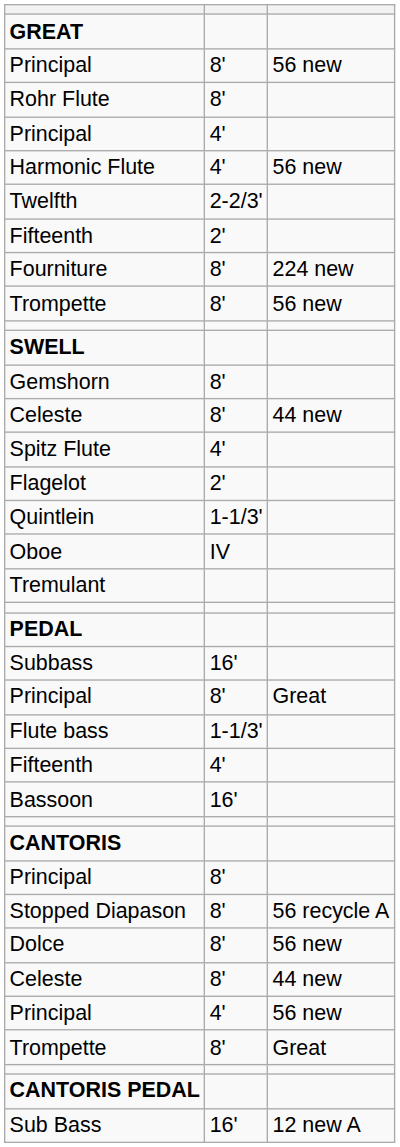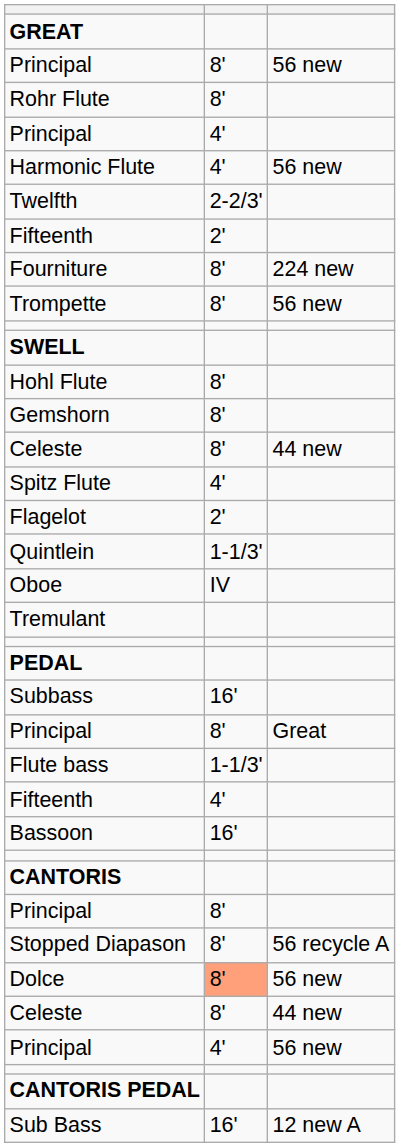+ row: (58, 381)
(218, 945) no background -> (218, 979) lightsalmon background
- row: (58, 1047)
